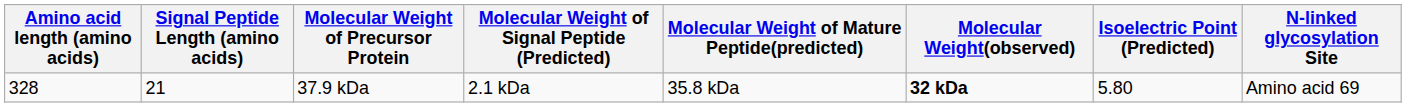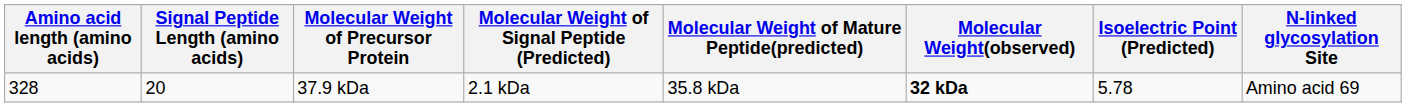(156, 87) 21 -> (156, 87) 20
(1115, 87) 5.80 -> (1115, 87) 5.78
